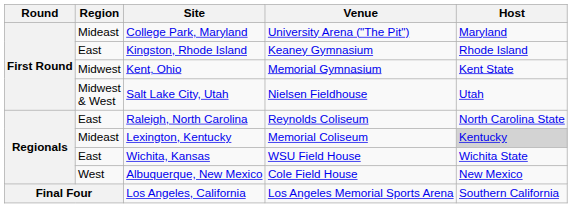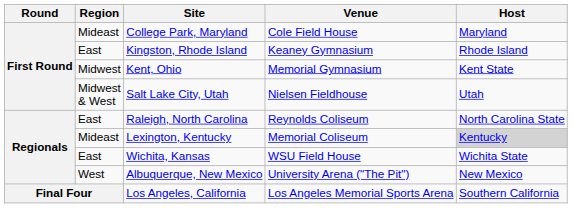(339, 32) University Arena ("The Pit") -> (313, 32) Cole Field House
(313, 175) Cole Field House -> (339, 175) University Arena ("The Pit")
